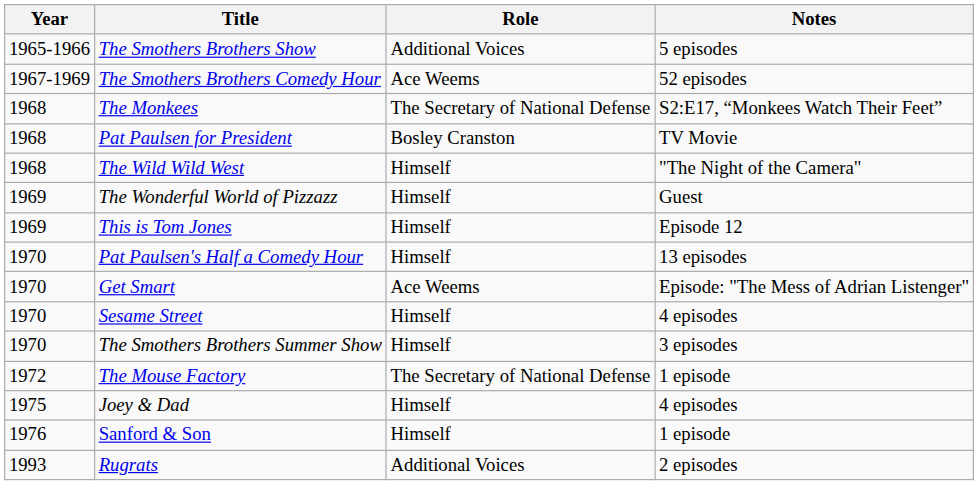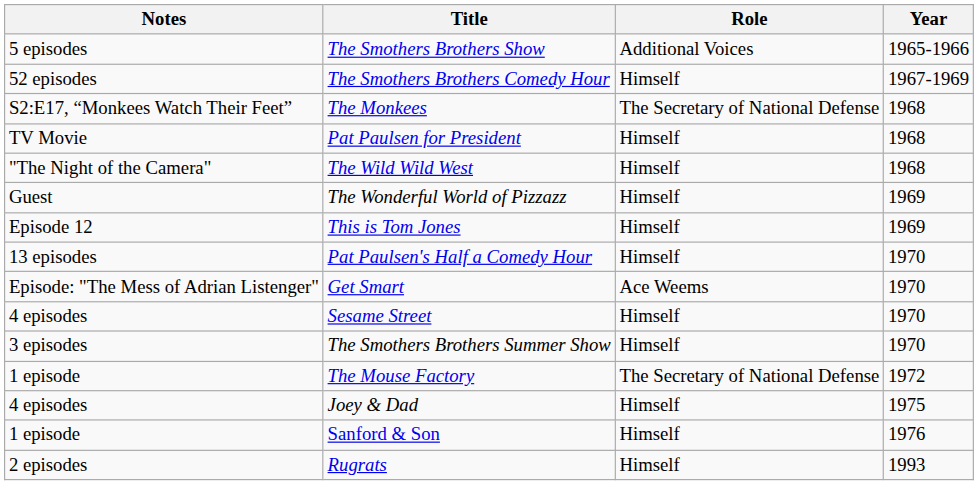columns swapped: (49, 19) <-> (814, 19)
(435, 78) Ace Weems -> (650, 78) Himself
(453, 138) Bosley Cranston -> (650, 138) Himself
(457, 464) Additional Voices -> (650, 464) Himself
